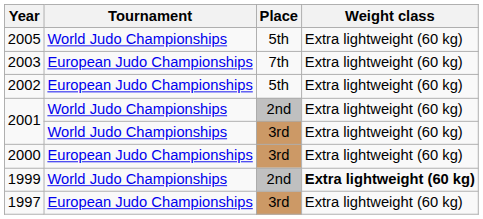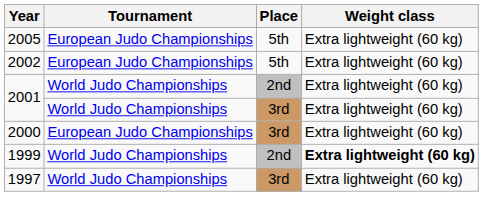(137, 39) World Judo Championships -> (150, 39) European Judo Championships
- row: (24, 62)
(150, 202) European Judo Championships -> (137, 179) World Judo Championships
